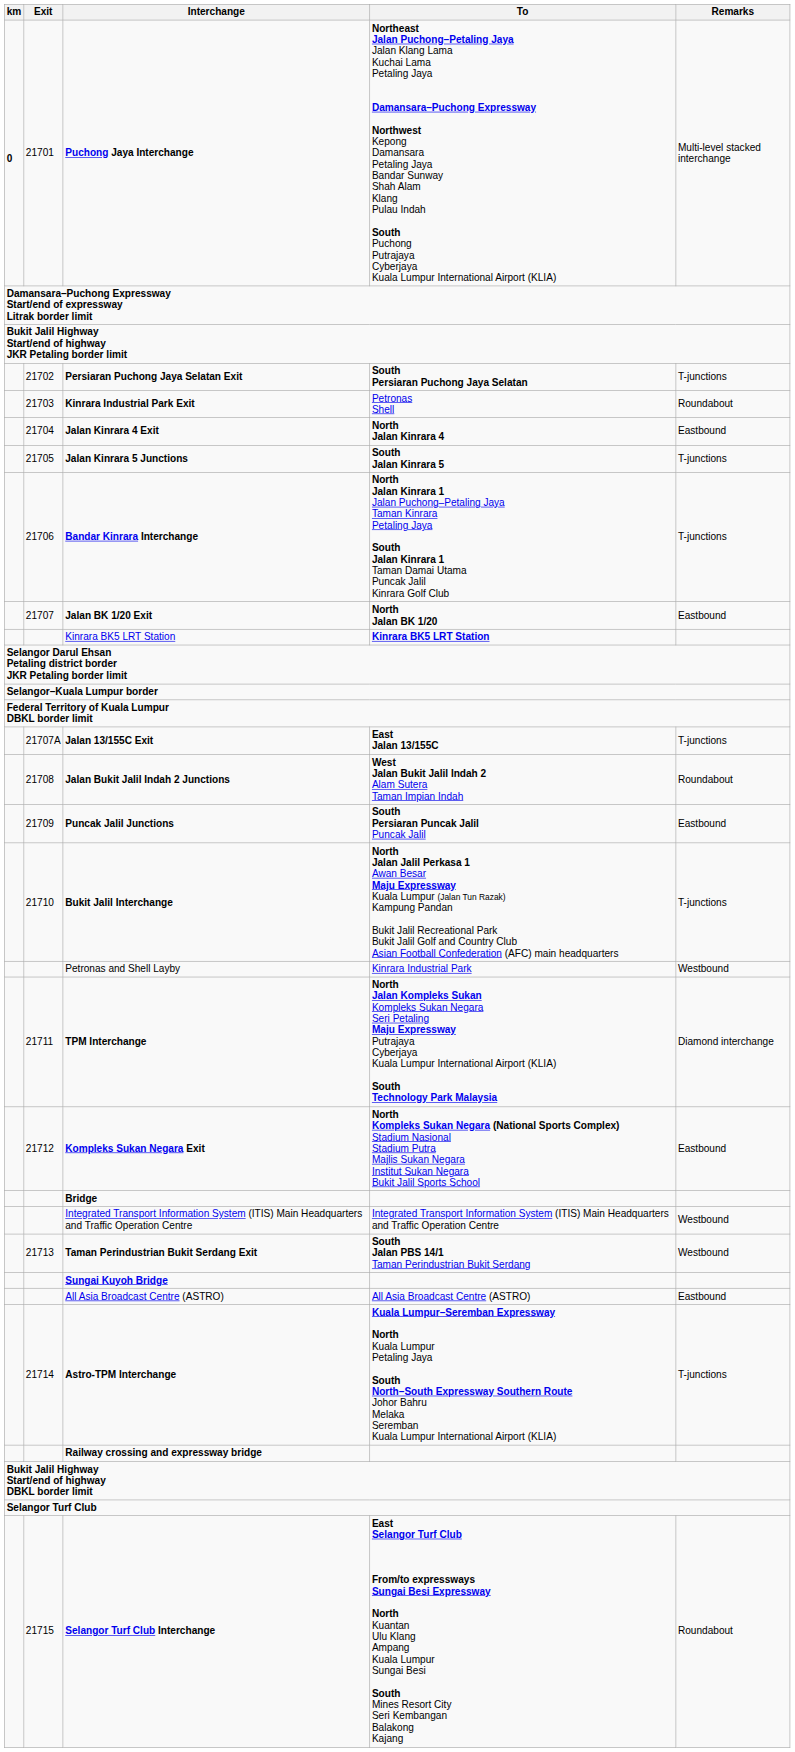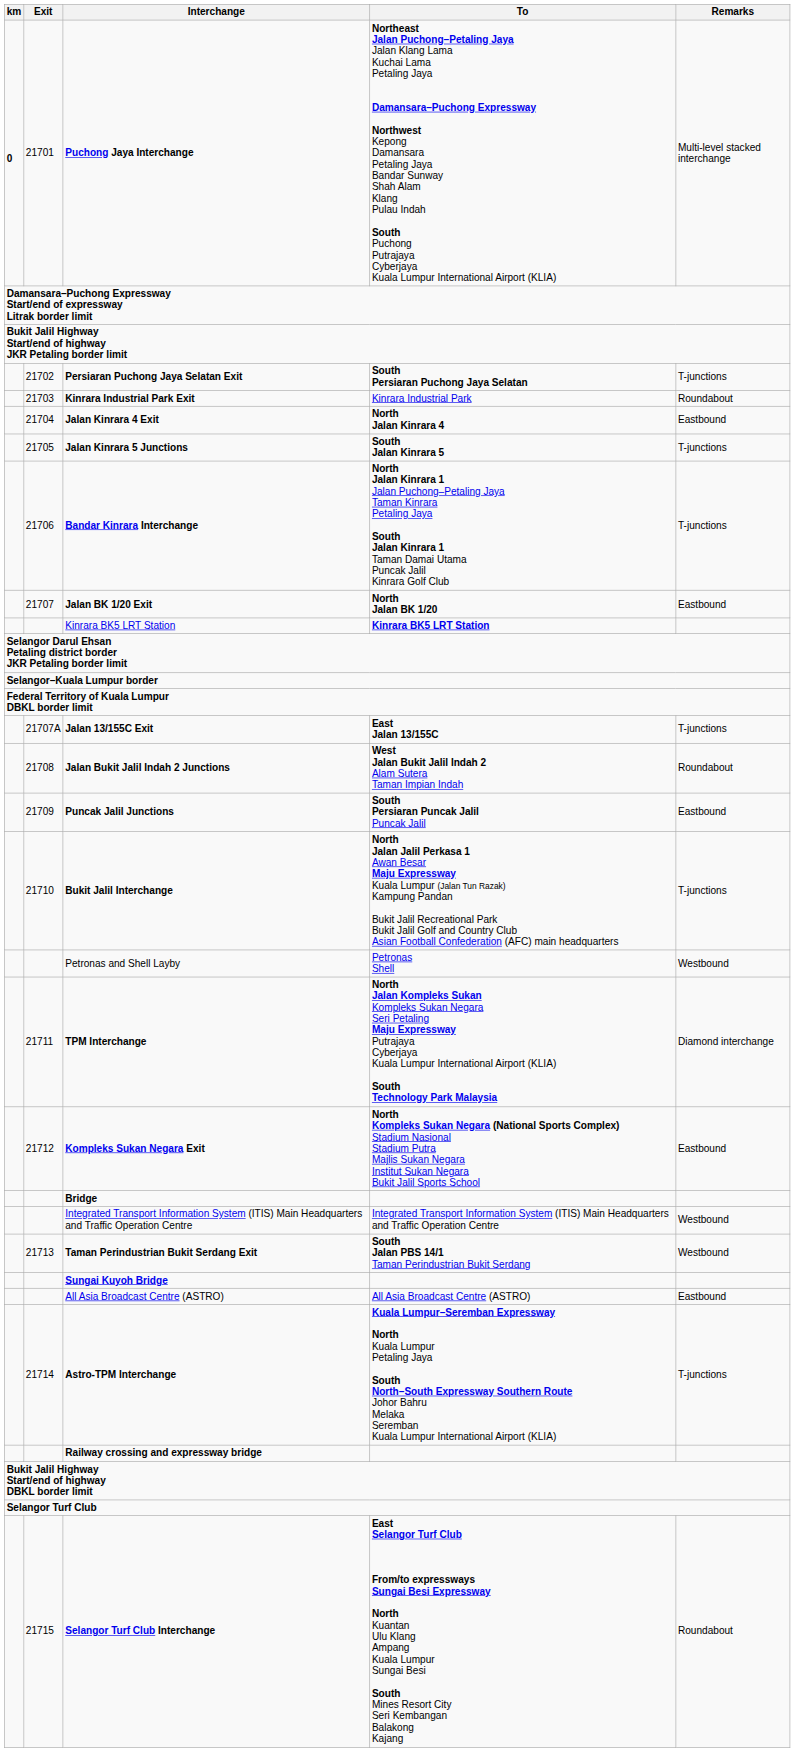(392, 404) Petronas Shell -> (422, 398) Kinrara Industrial Park
(422, 969) Kinrara Industrial Park -> (392, 963) Petronas Shell
